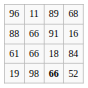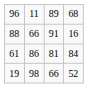(34, 53) 66 -> (34, 53) 86
(54, 53) 18 -> (54, 53) 81
(54, 73) bold -> (54, 73) normal
